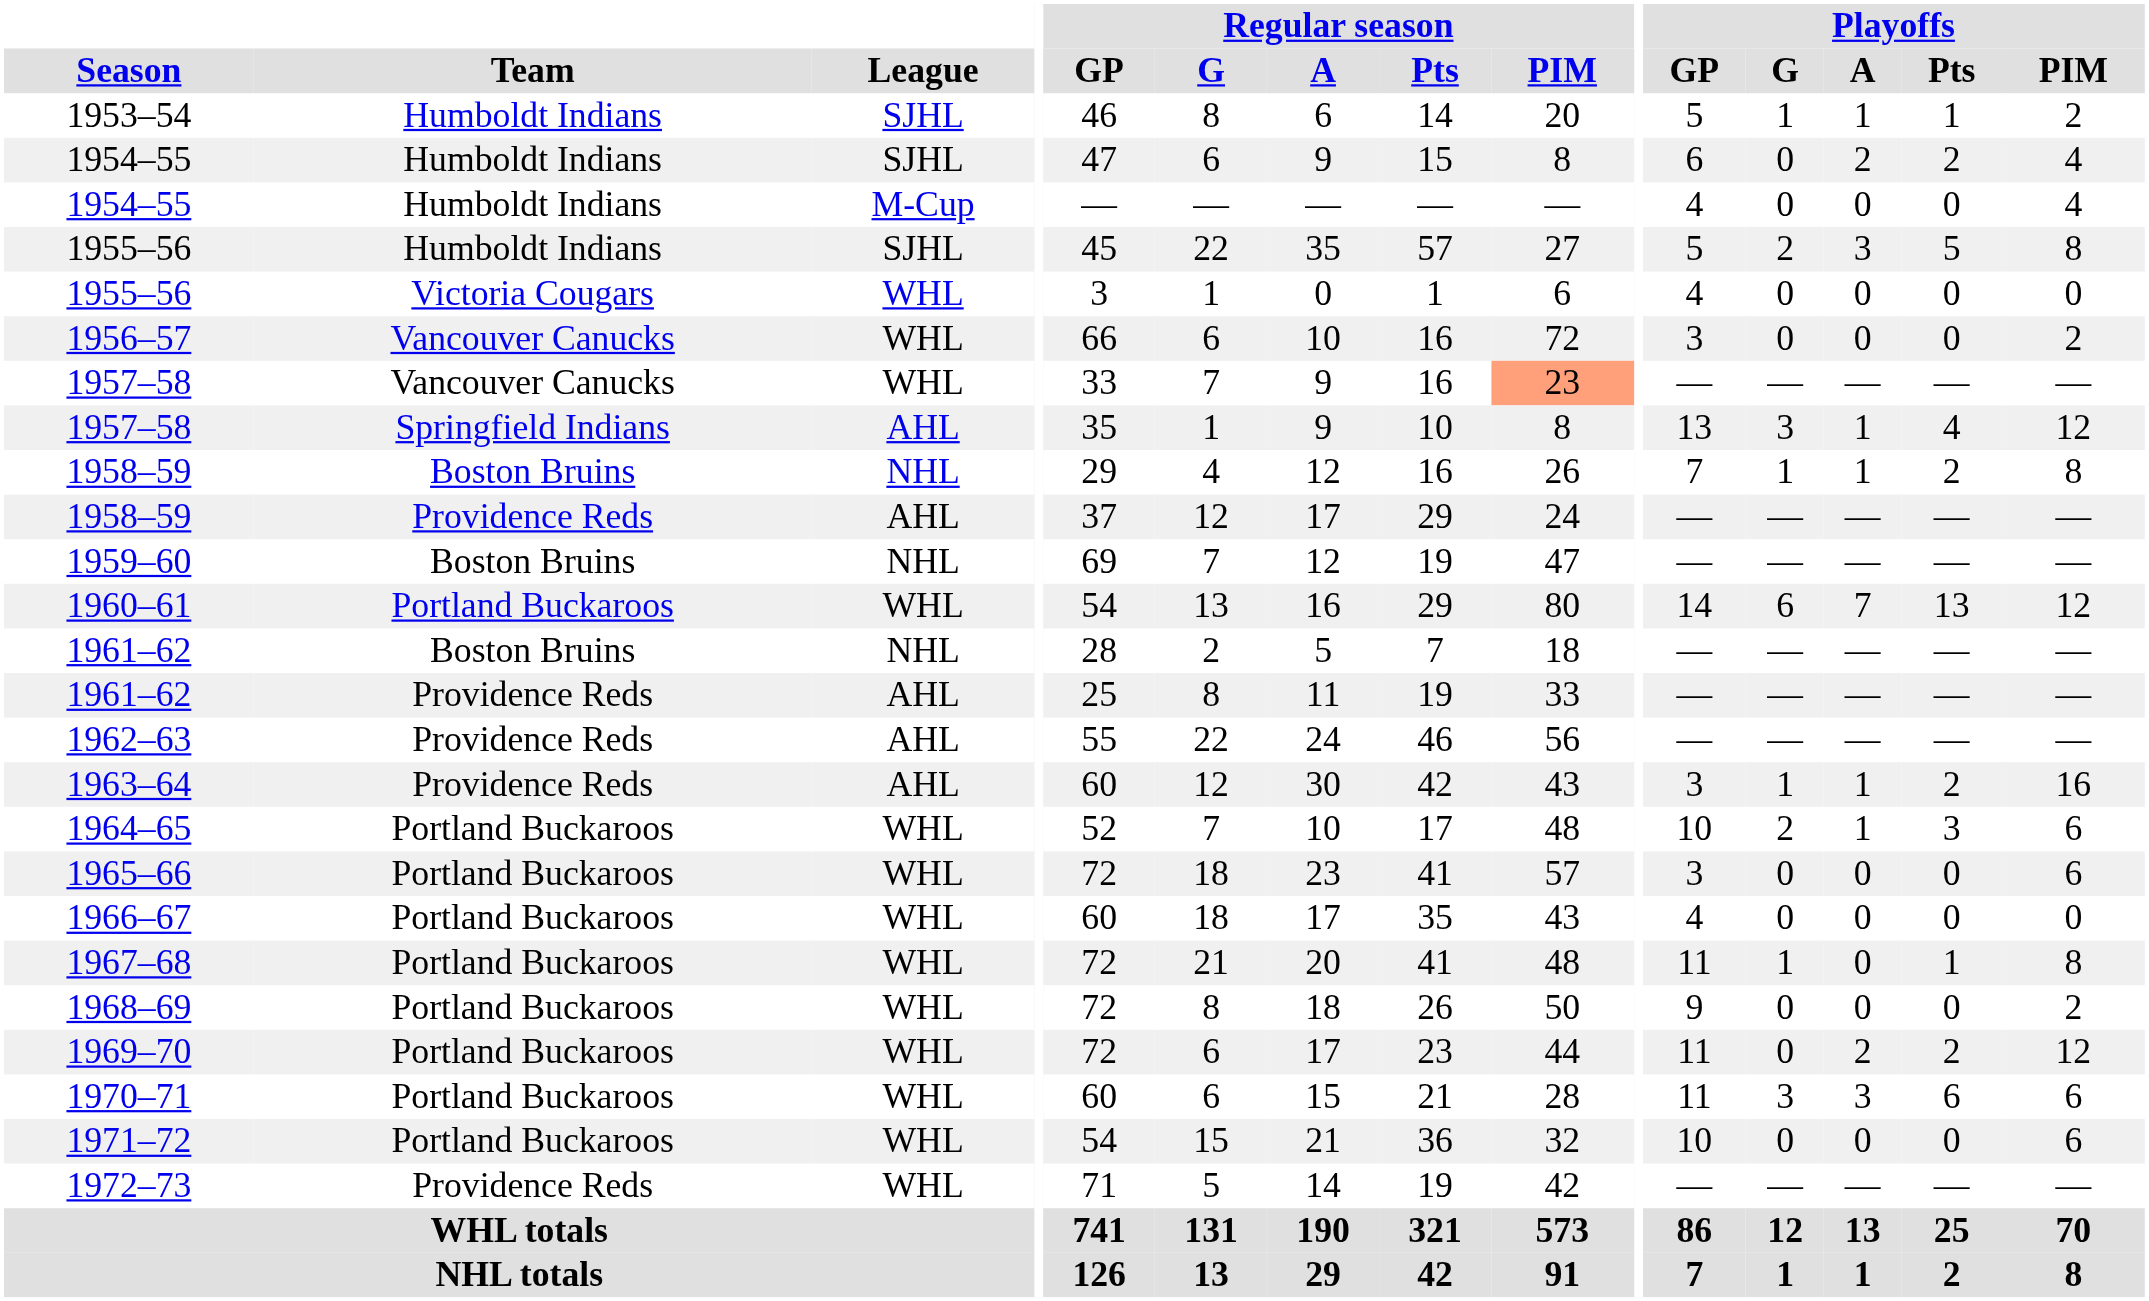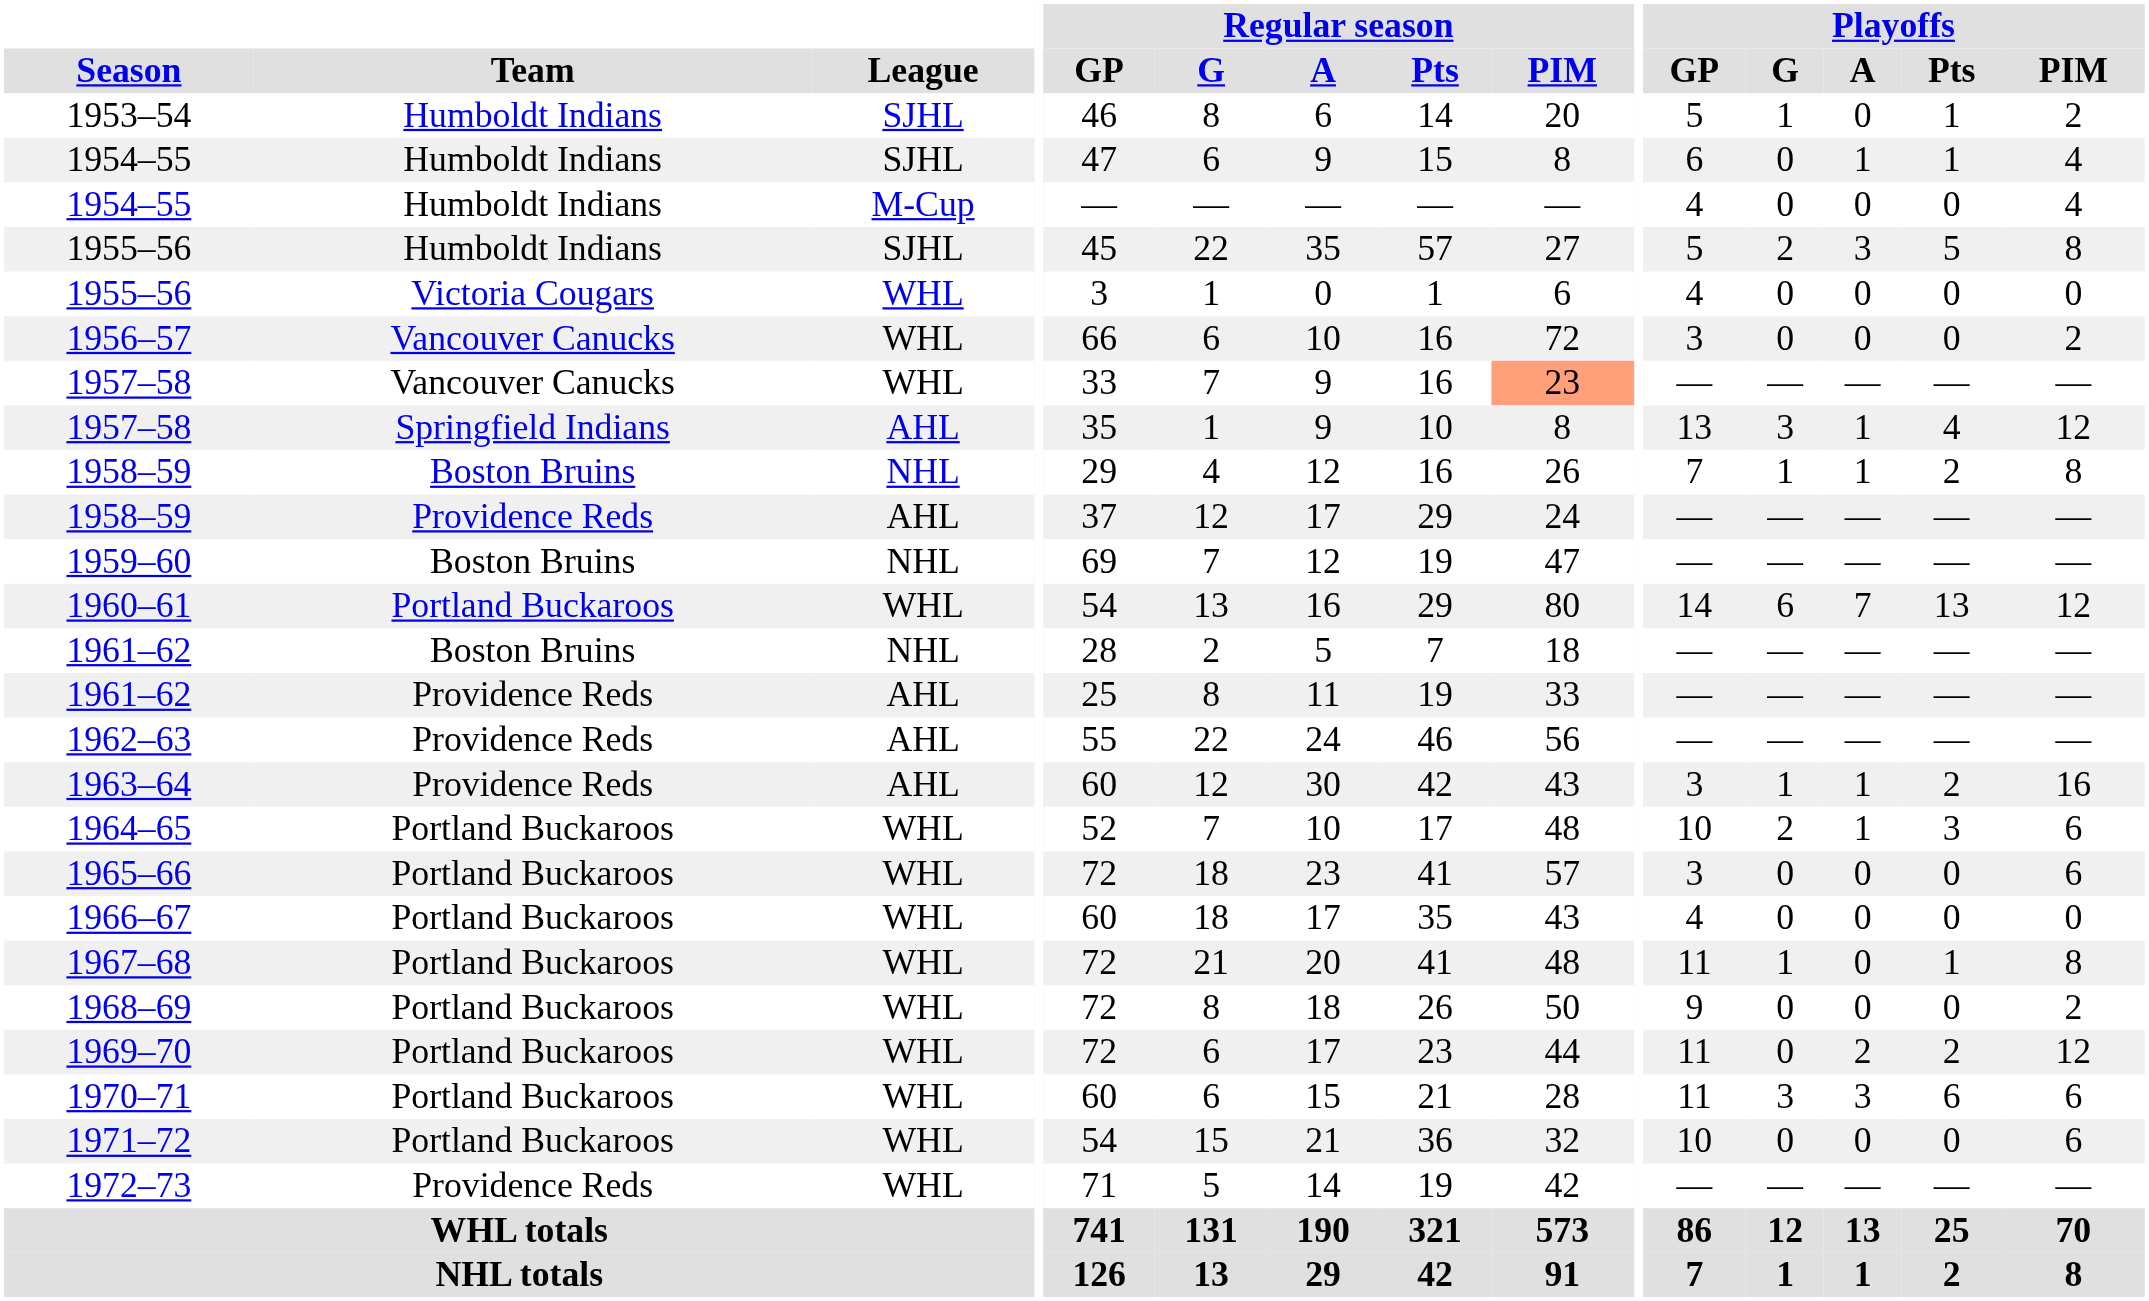(1863, 114) 1 -> (1863, 114) 0
(1863, 159) 2 -> (1863, 159) 1
(1952, 159) 2 -> (1952, 159) 1
